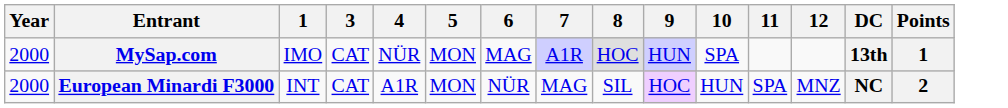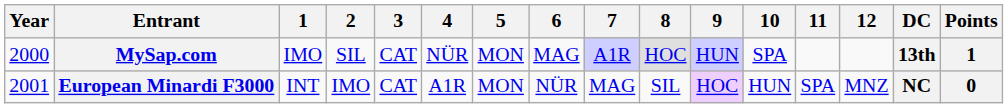+ column: (351, 21)
(29, 86) 2000 -> (29, 86) 2001
(923, 86) 2 -> (971, 86) 0
